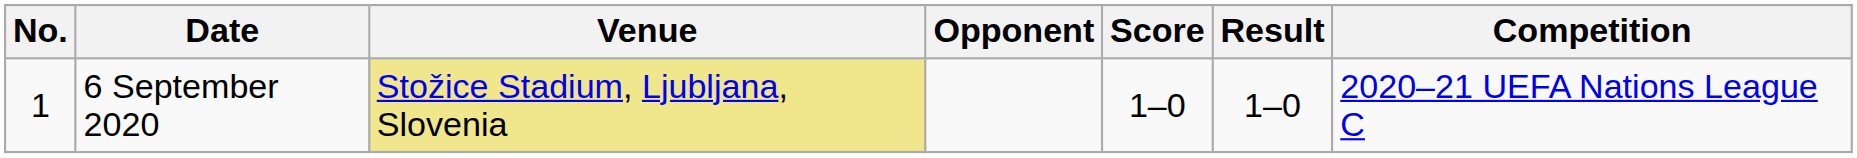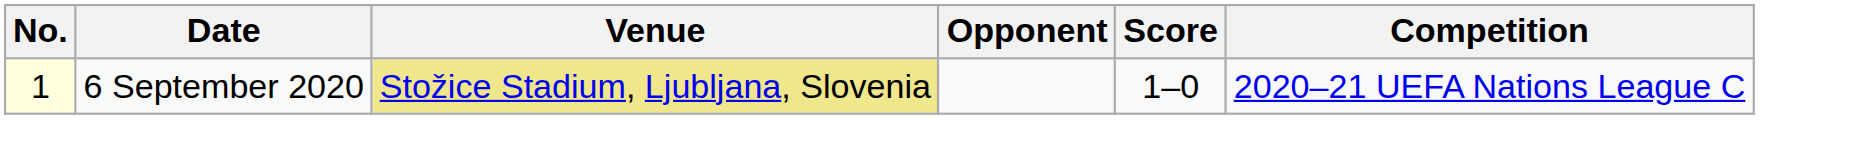- column: (1273, 31)
(40, 104) no background -> (40, 85) lightyellow background
